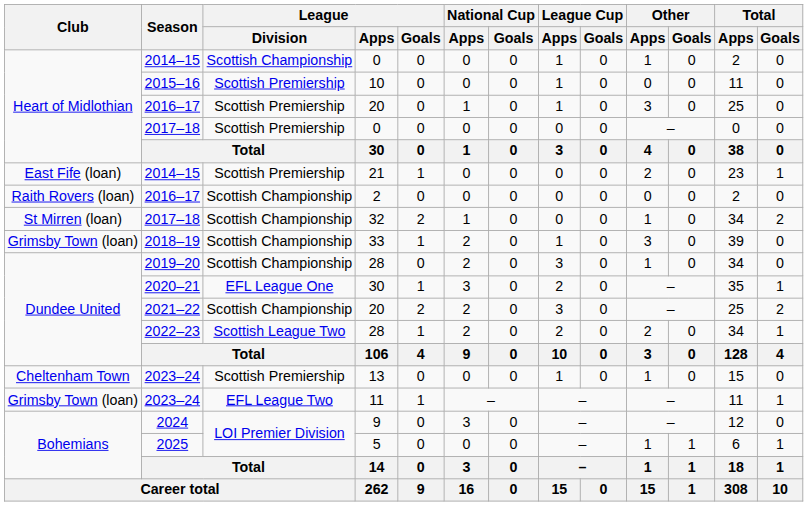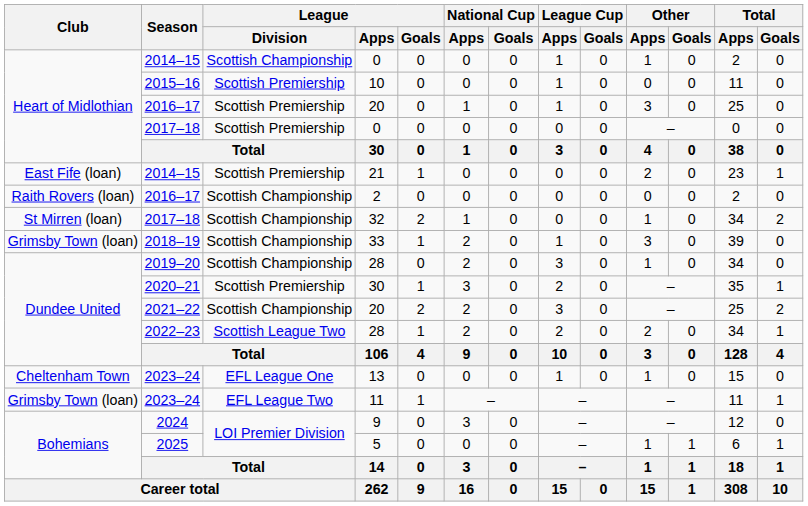(279, 286) EFL League One -> (279, 286) Scottish Premiership
(279, 377) Scottish Premiership -> (279, 377) EFL League One
